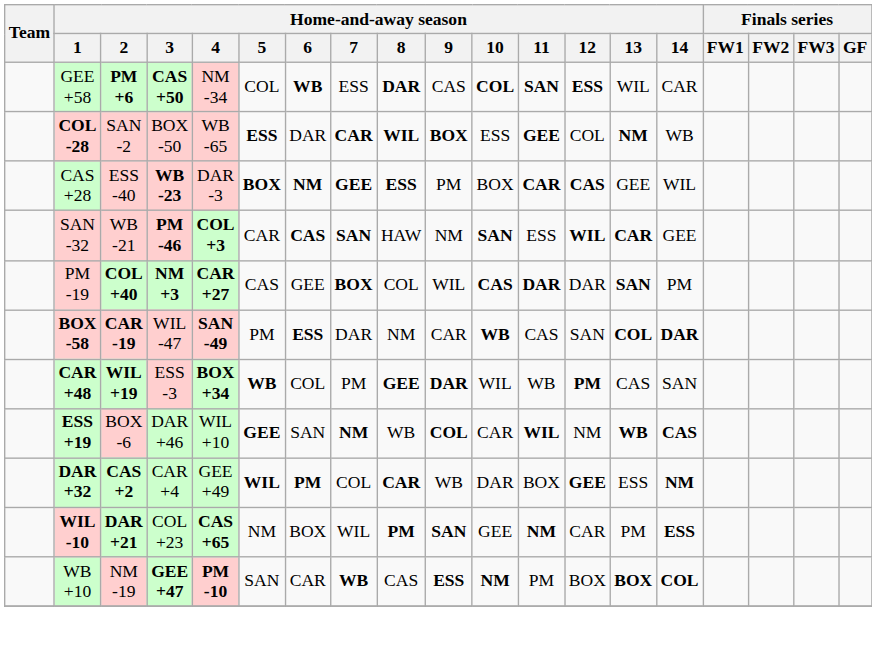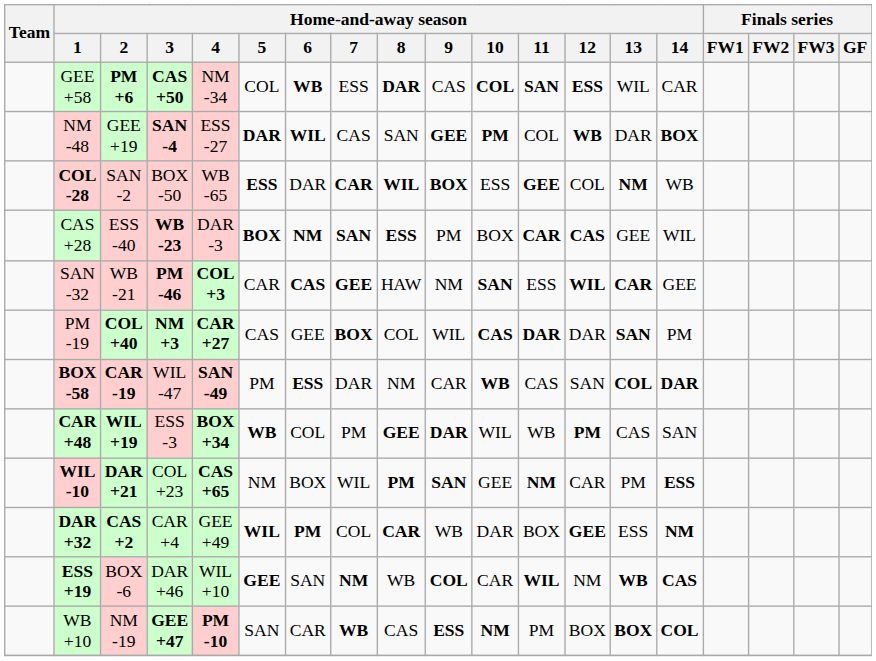+ row: (77, 136)
(354, 185) GEE -> (354, 235) SAN
(354, 235) SAN -> (354, 284) GEE
rows swapped: (77, 432) <-> (77, 531)
